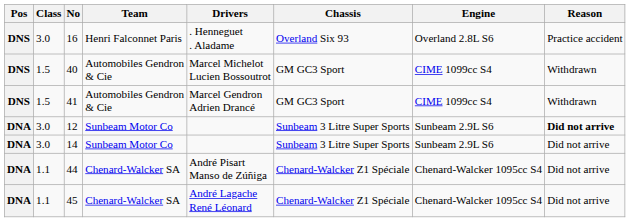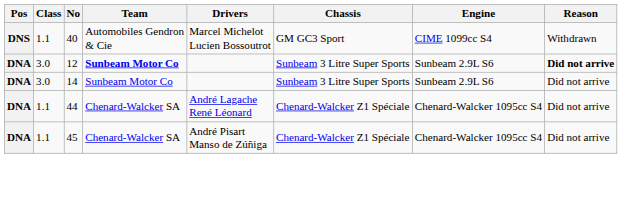- row: (72, 38)
(43, 70) 1.5 -> (43, 38) 1.1
- row: (72, 101)
(129, 126) normal -> (132, 63) bold
(228, 169) André Pisart Manso de Zúñiga -> (223, 106) André Lagache René Léonard
(223, 201) André Lagache René Léonard -> (228, 138) André Pisart Manso de Zúñiga
